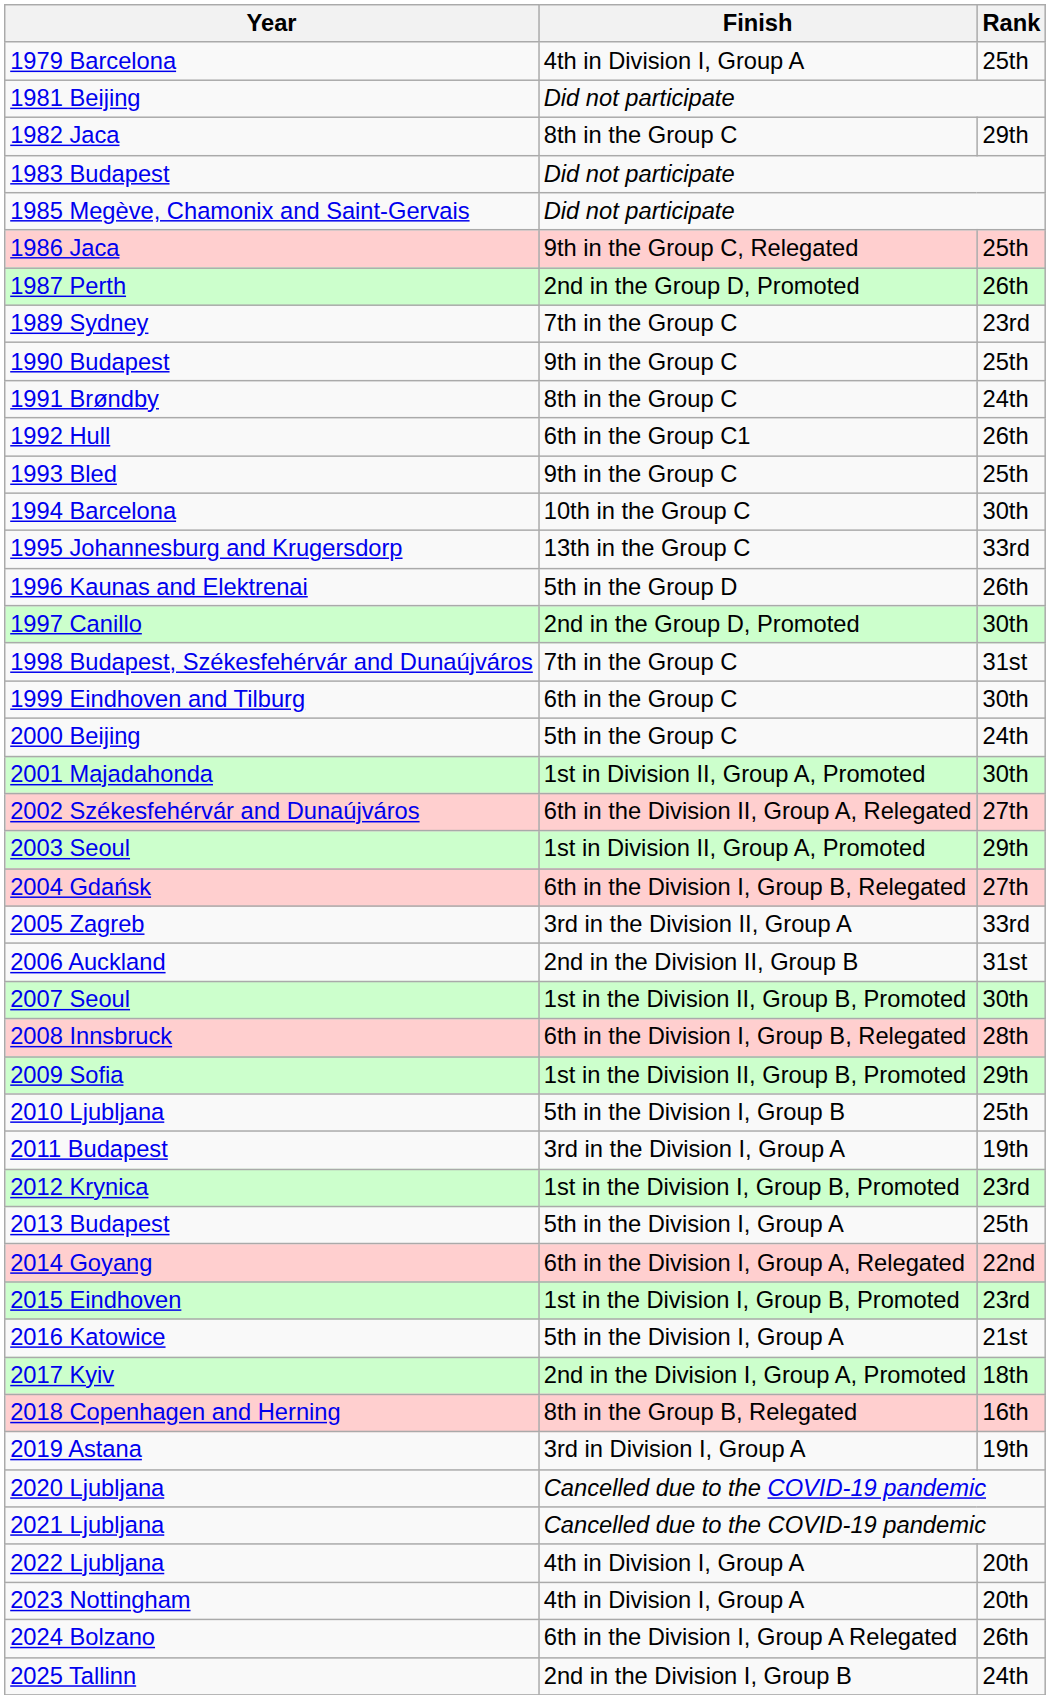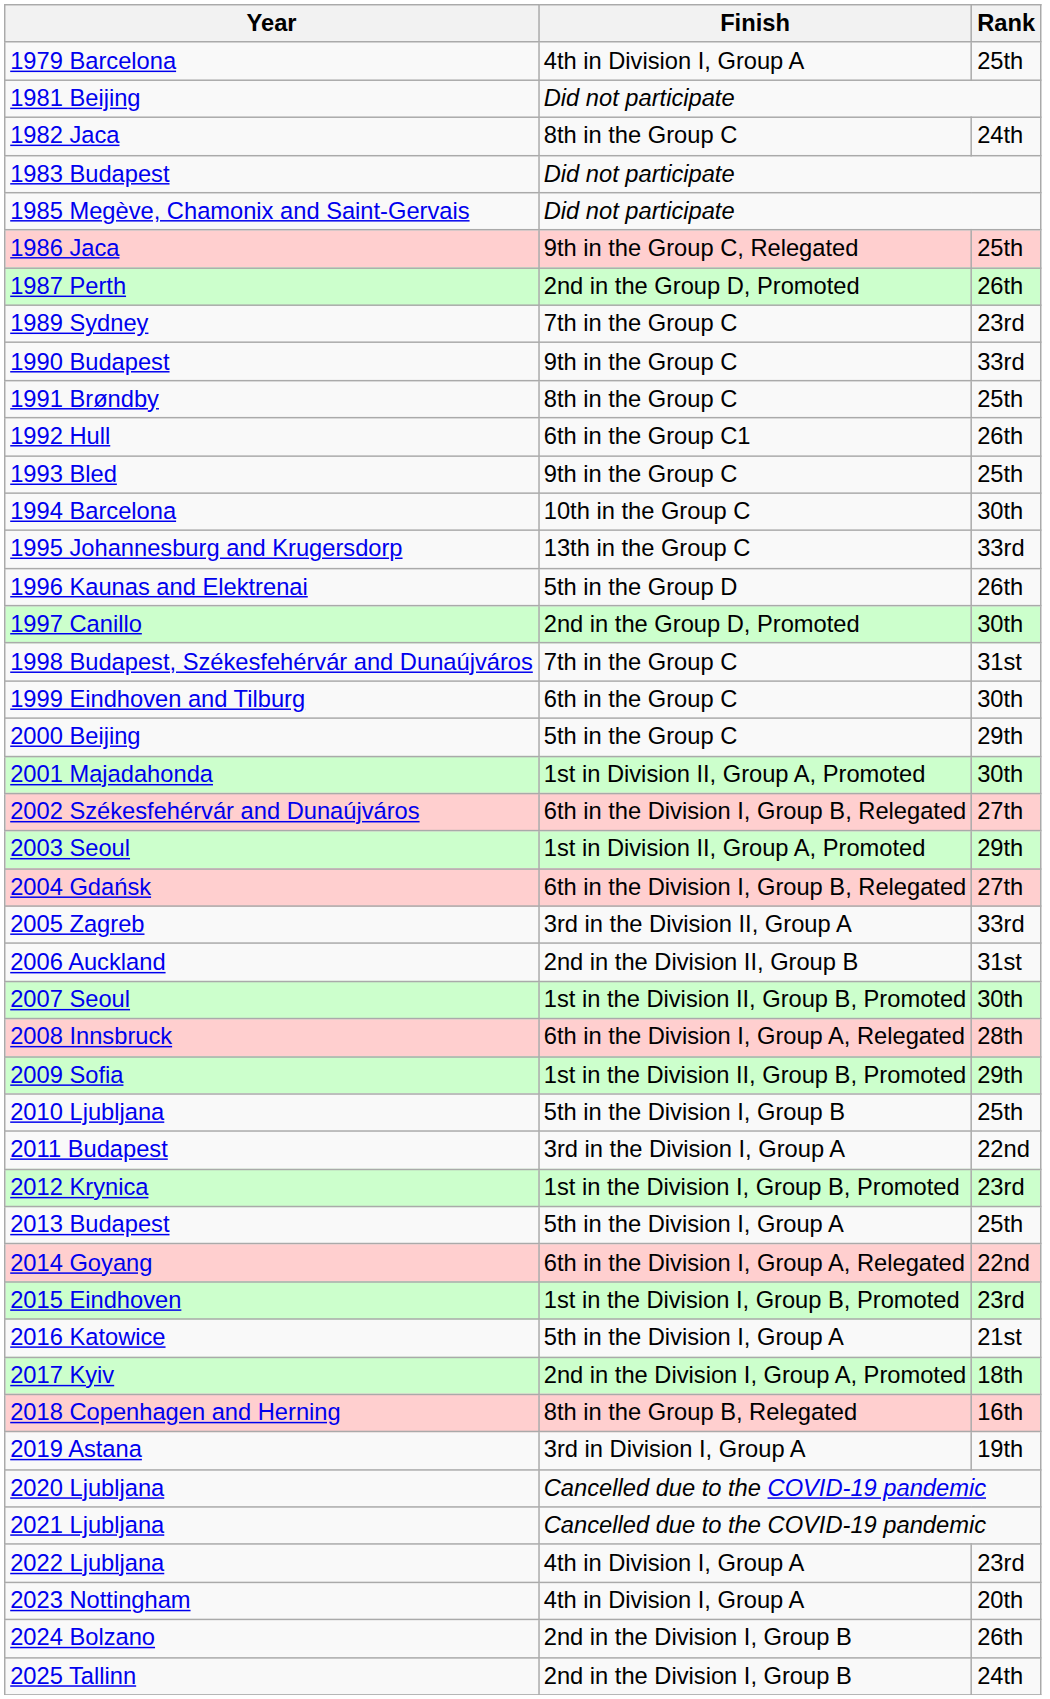(1006, 135) 29th -> (1000, 135) 24th
(1006, 361) 25th -> (1001, 361) 33rd
(1006, 398) 24th -> (1000, 398) 25th
(1006, 736) 24th -> (1000, 736) 29th
(758, 811) 6th in the Division II, Group A, Relegated -> (755, 811) 6th in the Division I, Group B, Relegated
(755, 1037) 6th in the Division I, Group B, Relegated -> (754, 1037) 6th in the Division I, Group A, Relegated
(1006, 1149) 19th -> (1004, 1149) 22nd
(1006, 1563) 20th -> (1001, 1563) 23rd
(750, 1638) 6th in the Division I, Group A Relegated -> (698, 1638) 2nd in the Division I, Group B
